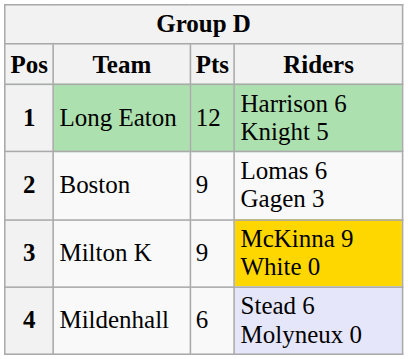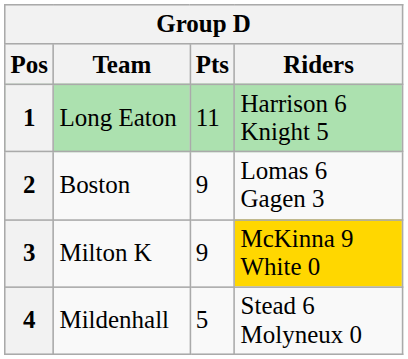(208, 117) 12 -> (208, 117) 11
(202, 320) 6 -> (202, 320) 5
(301, 320) lavender background -> (301, 320) no background
